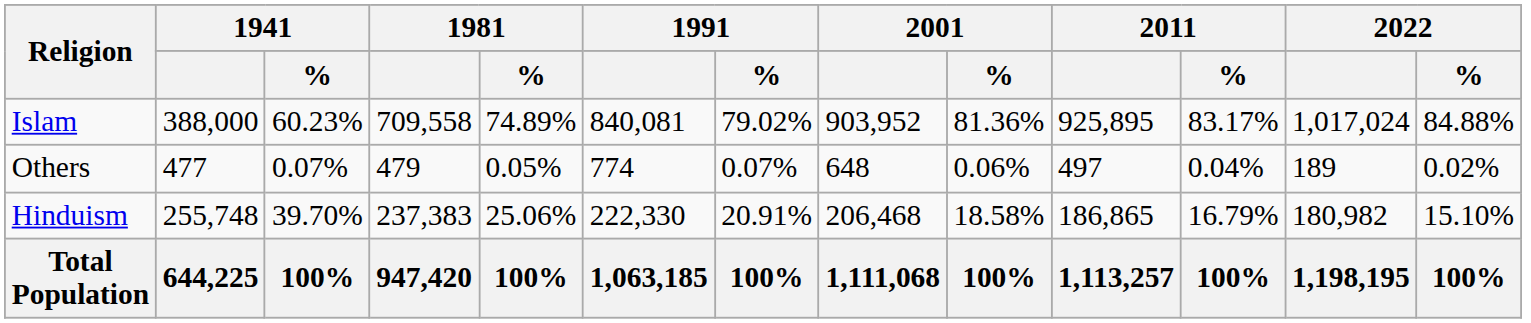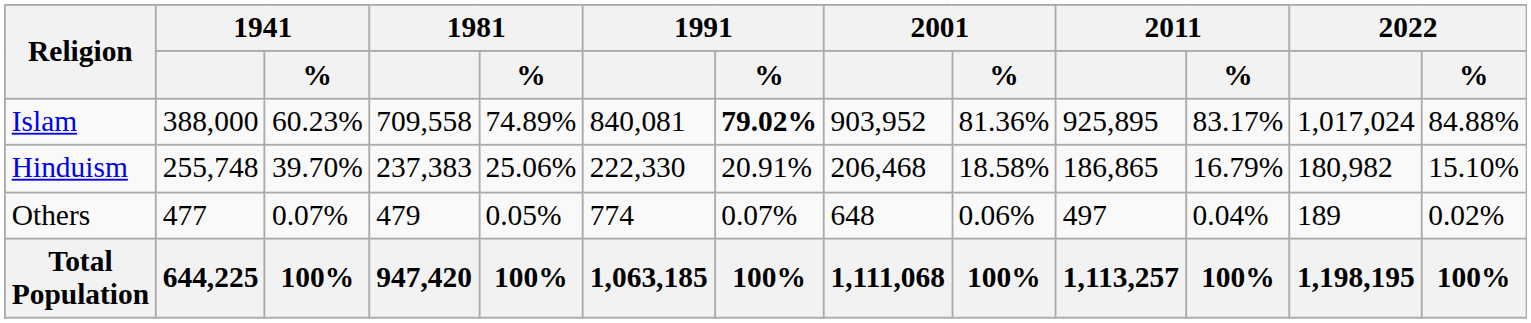(767, 121) normal -> (769, 121) bold
rows swapped: (70, 214) <-> (51, 167)
